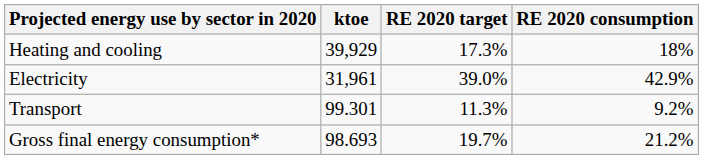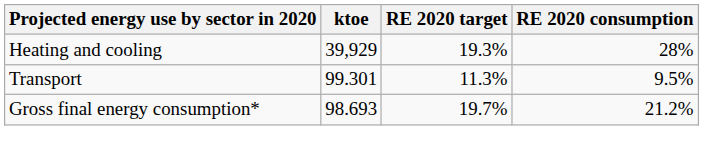(483, 49) 17.3% -> (483, 49) 19.3%
(676, 49) 18% -> (676, 49) 28%
- row: (48, 79)
(674, 109) 9.2% -> (674, 79) 9.5%
